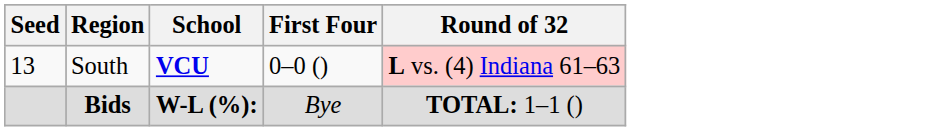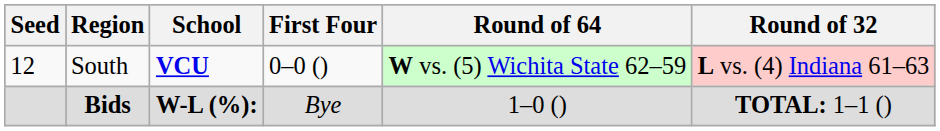+ column: (537, 25)
(23, 65) 13 -> (23, 65) 12
